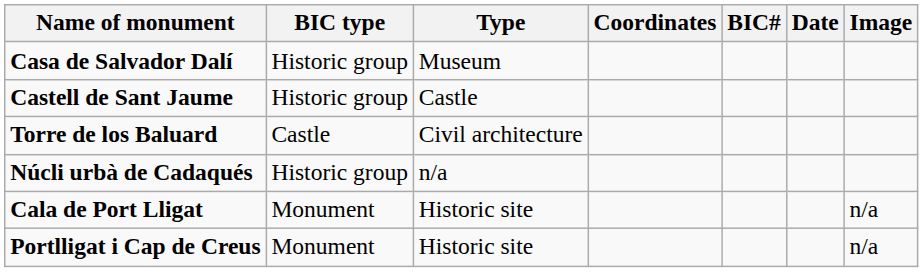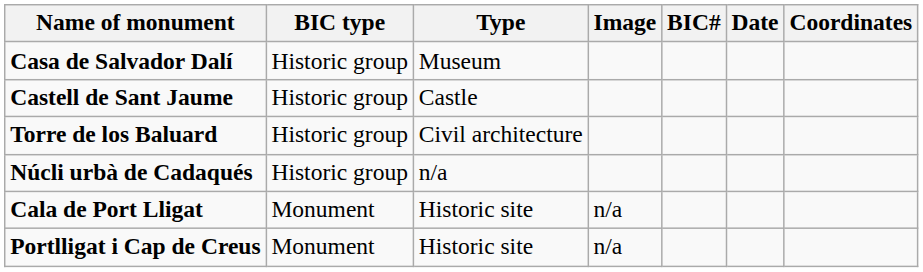columns swapped: (655, 23) <-> (881, 23)
(301, 135) Castle -> (340, 135) Historic group
